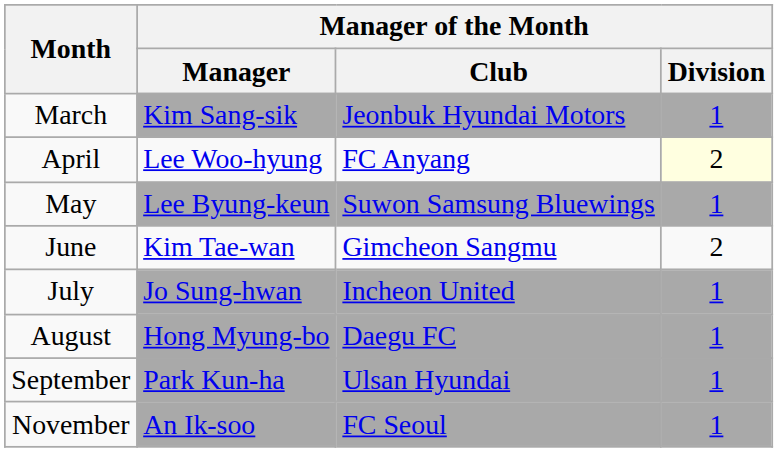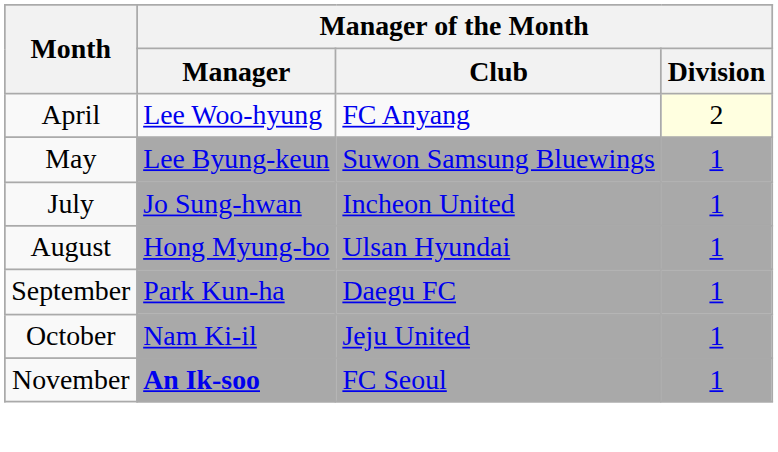- row: (71, 114)
- row: (71, 247)
(399, 335) Daegu FC -> (426, 247) Ulsan Hyundai
(426, 379) Ulsan Hyundai -> (399, 291) Daegu FC
+ row: (71, 335)
(199, 423) normal -> (202, 379) bold
